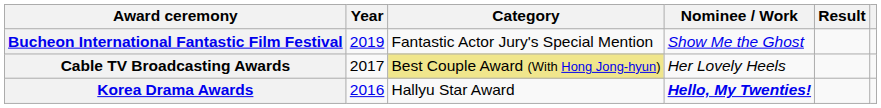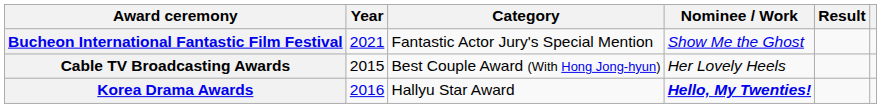(367, 41) 2019 -> (367, 41) 2021
(367, 66) 2017 -> (367, 66) 2015
(526, 66) khaki background -> (526, 66) no background
